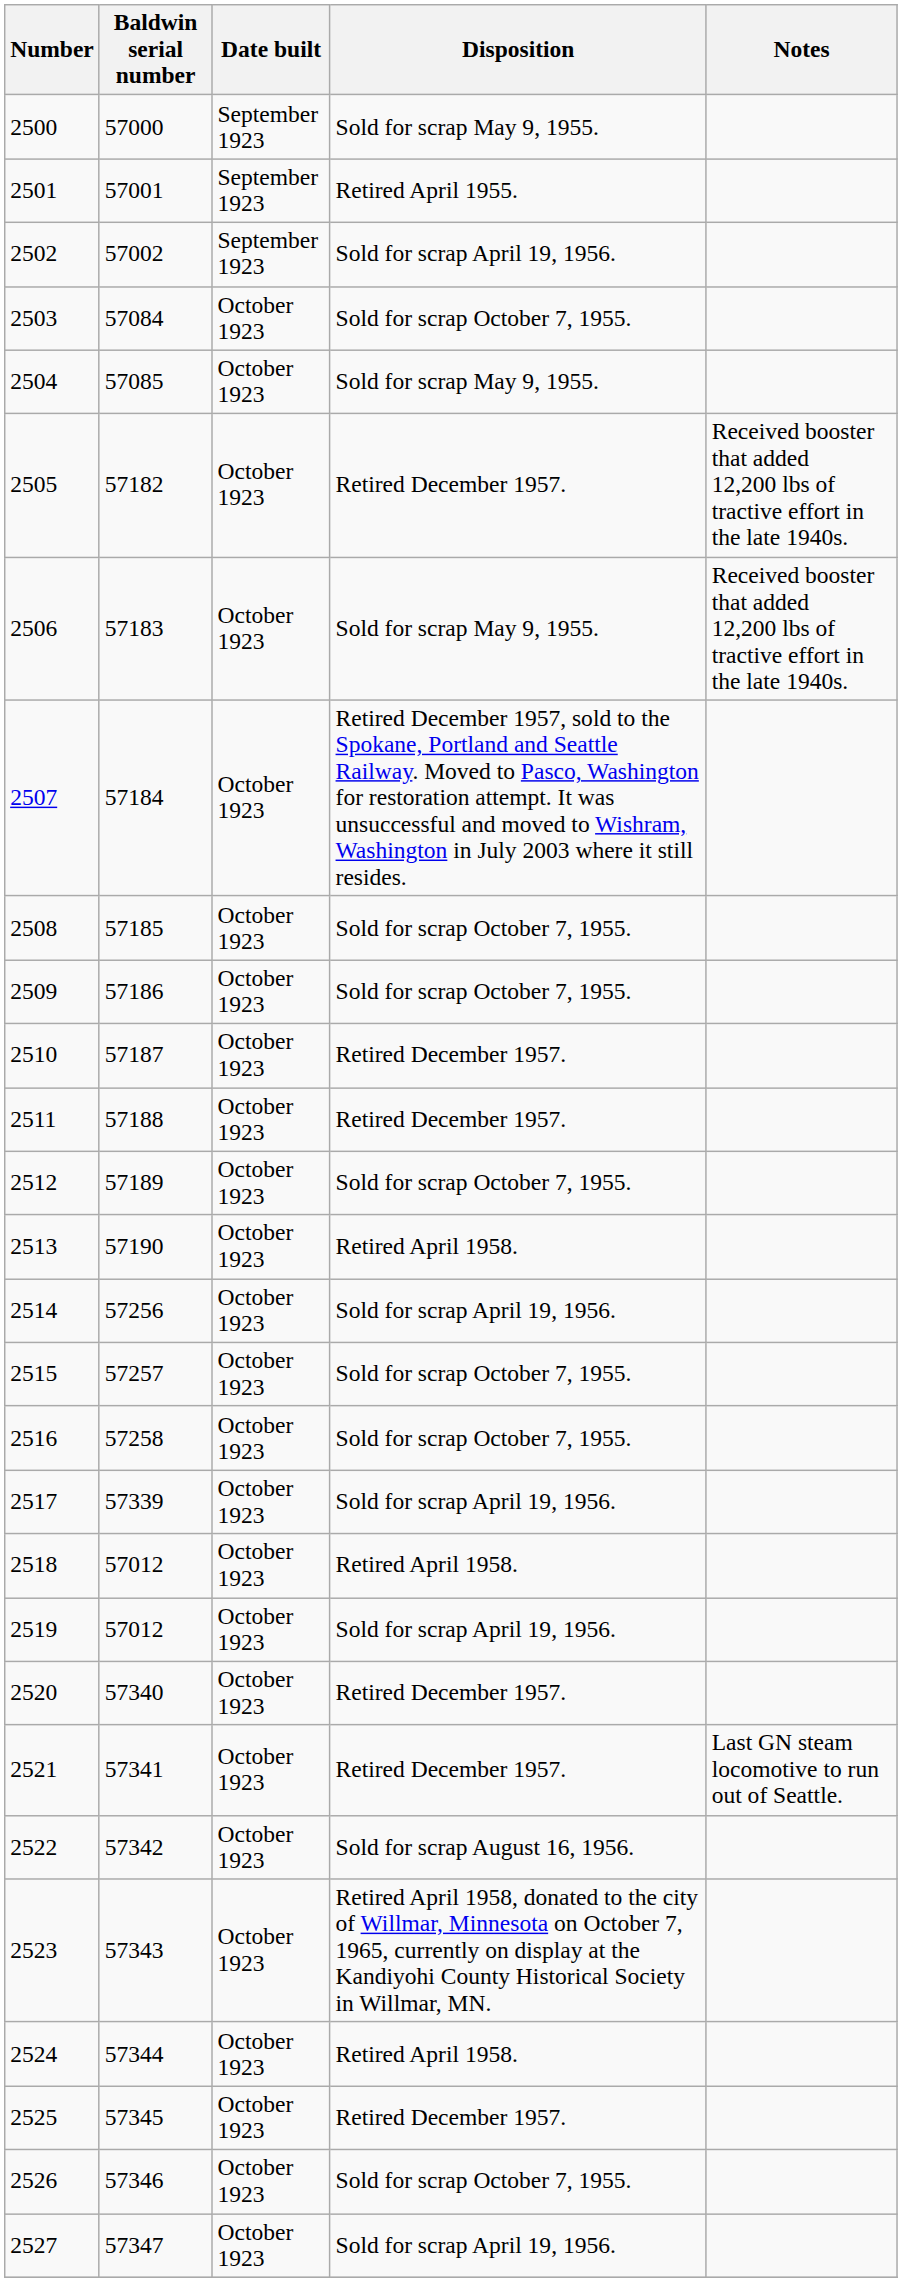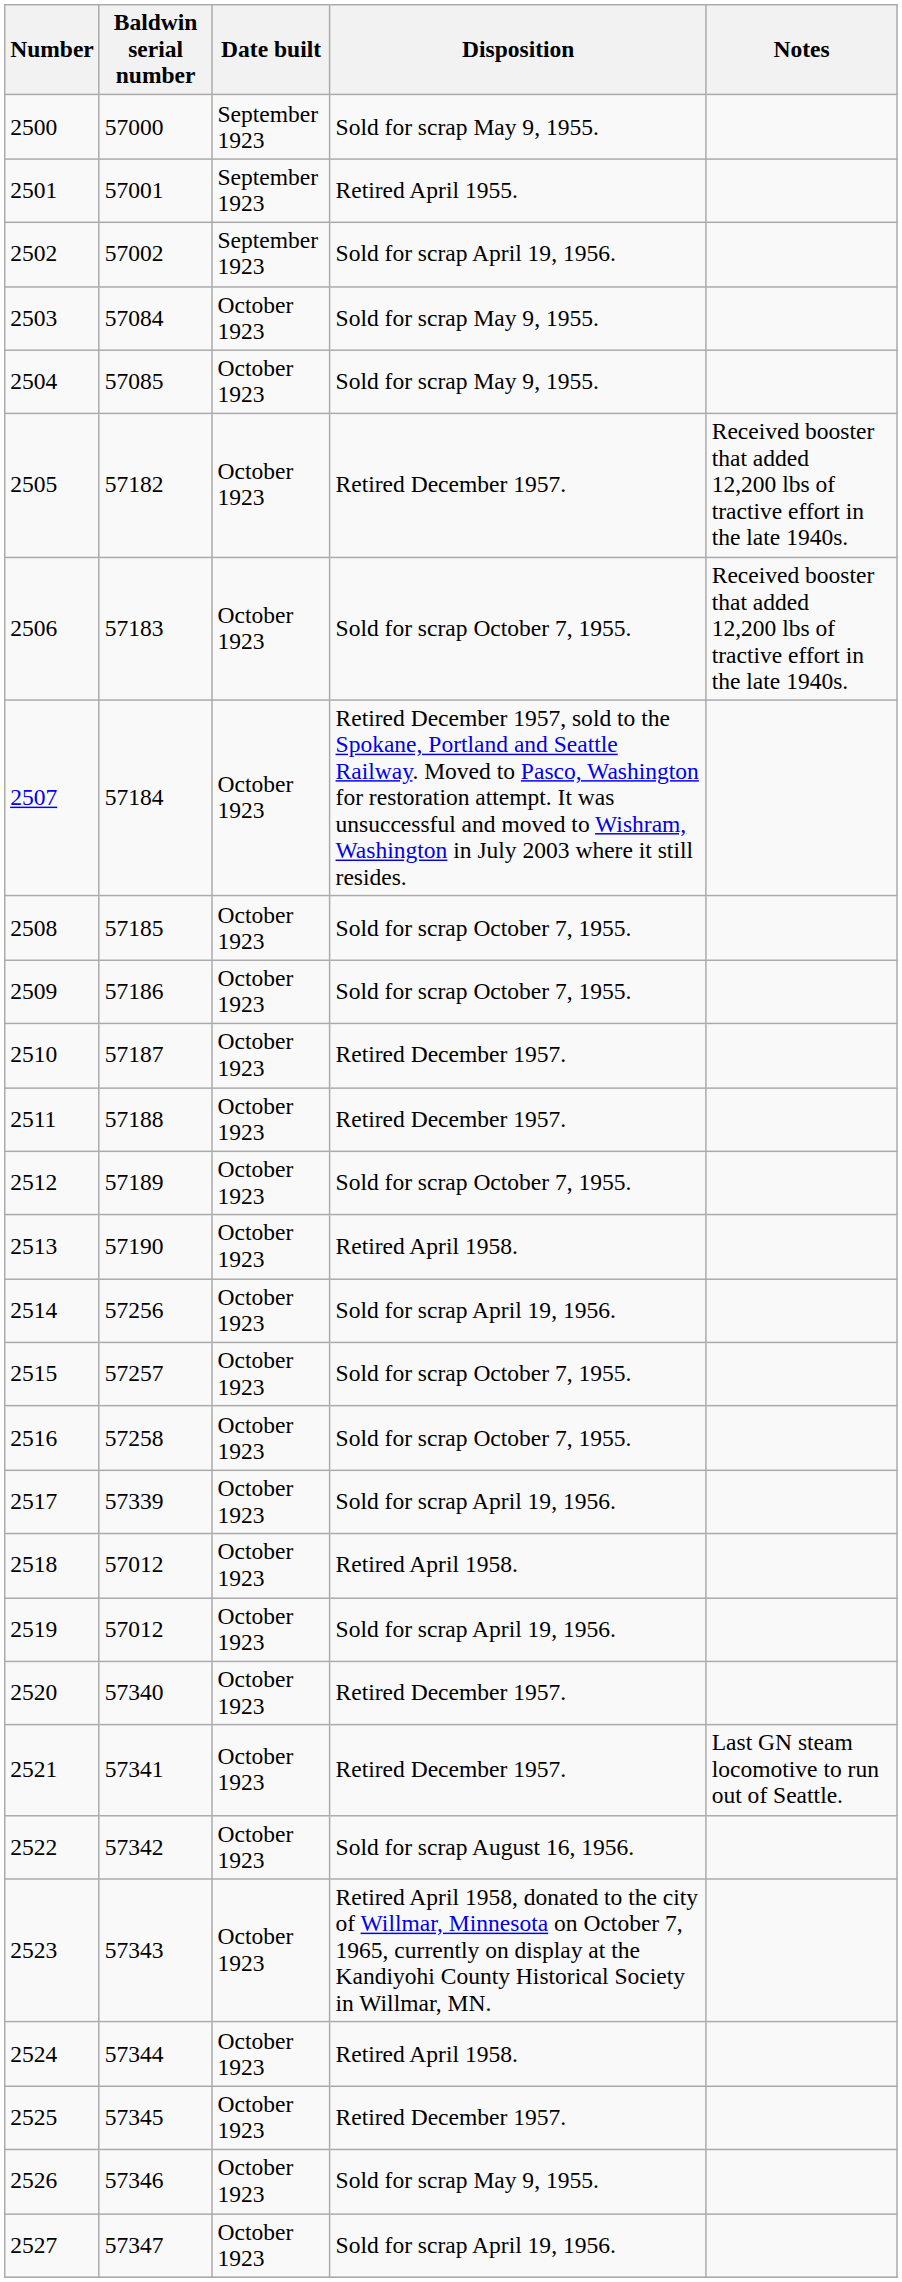(484, 317) Sold for scrap October 7, 1955. -> (467, 317) Sold for scrap May 9, 1955.
(467, 628) Sold for scrap May 9, 1955. -> (484, 628) Sold for scrap October 7, 1955.
(484, 2181) Sold for scrap October 7, 1955. -> (467, 2181) Sold for scrap May 9, 1955.
